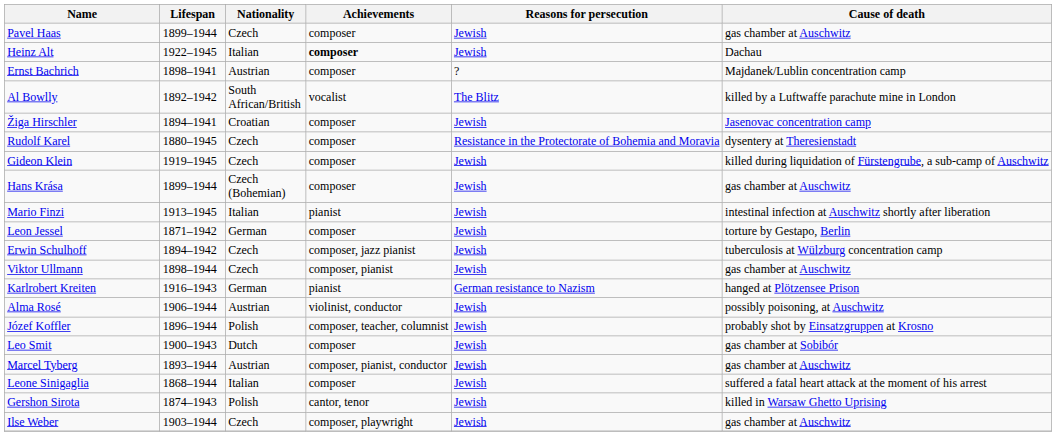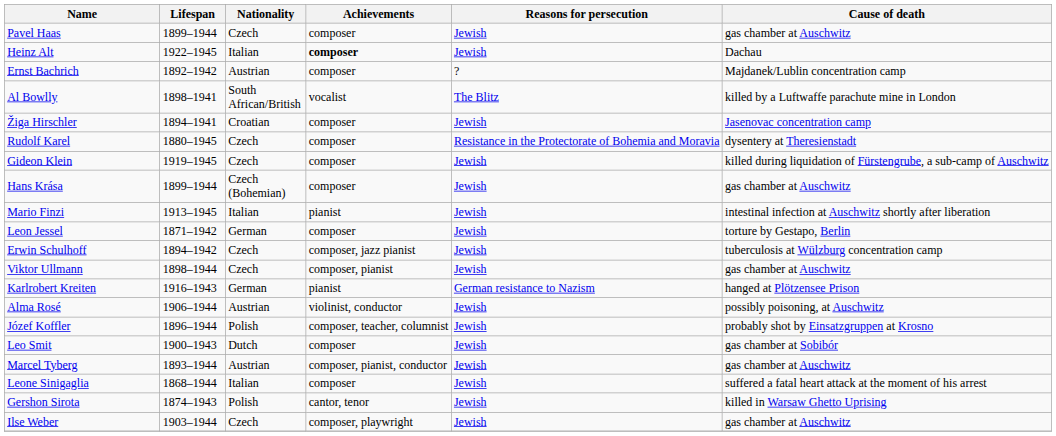(190, 71) 1898–1941 -> (190, 71) 1892–1942
(190, 96) 1892–1942 -> (190, 96) 1898–1941
